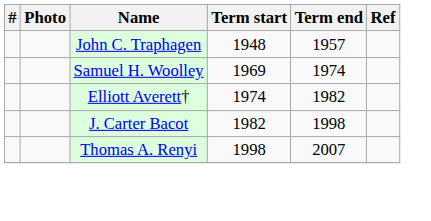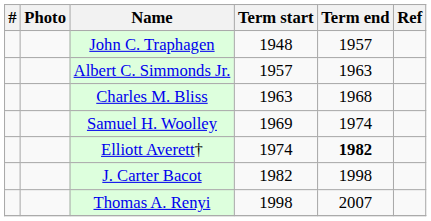+ row: (152, 70)
+ row: (152, 96)
(329, 96) normal -> (355, 149) bold
